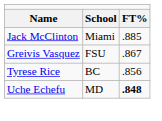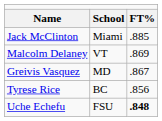+ row: (47, 54)
(95, 54) FSU -> (102, 71) MD
(94, 89) MD -> (103, 107) FSU
